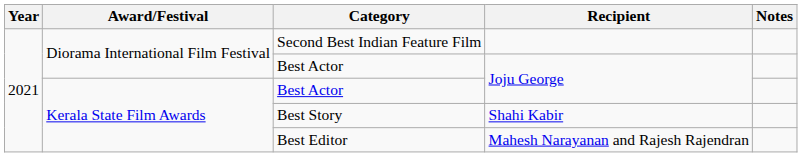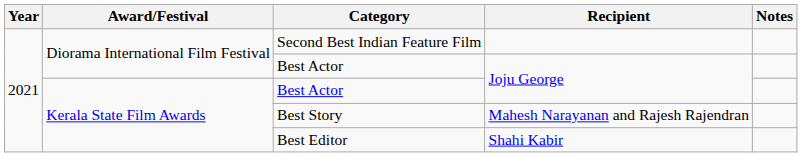(526, 115) Shahi Kabir -> (619, 115) Mahesh Narayanan and Rajesh Rajendran
(619, 139) Mahesh Narayanan and Rajesh Rajendran -> (526, 139) Shahi Kabir
